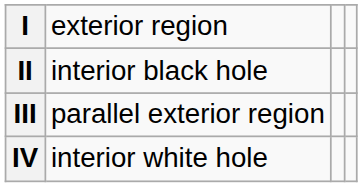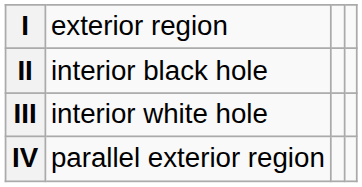(188, 114) parallel exterior region -> (159, 114) interior white hole
(159, 158) interior white hole -> (188, 158) parallel exterior region
